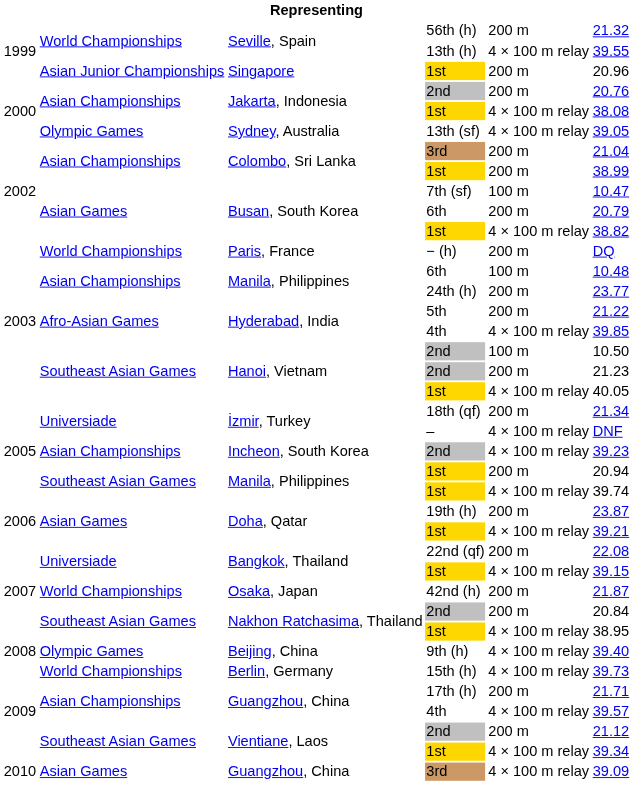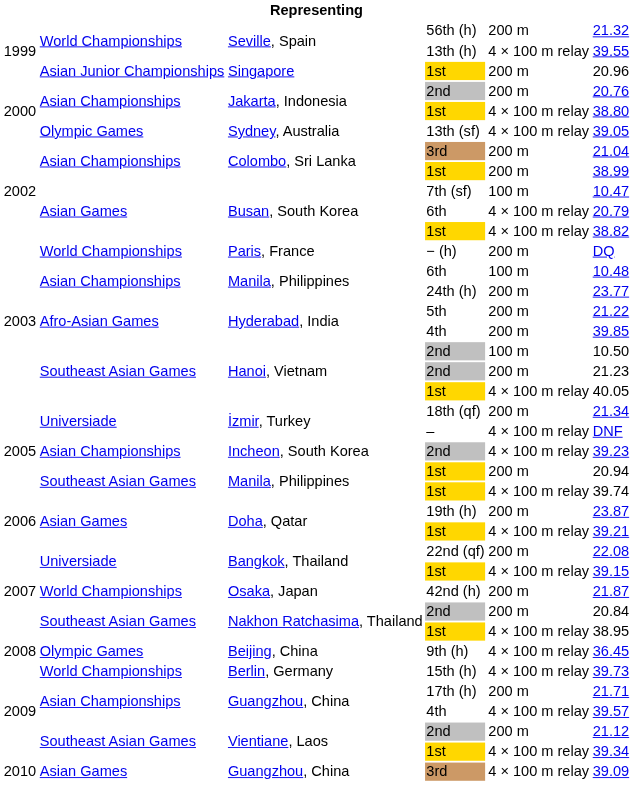(611, 111) 38.08 -> (611, 111) 38.80
(509, 211) 200 m -> (539, 211) 4 × 100 m relay
(539, 331) 4 × 100 m relay -> (509, 331) 200 m
(611, 651) 39.40 -> (611, 651) 36.45
